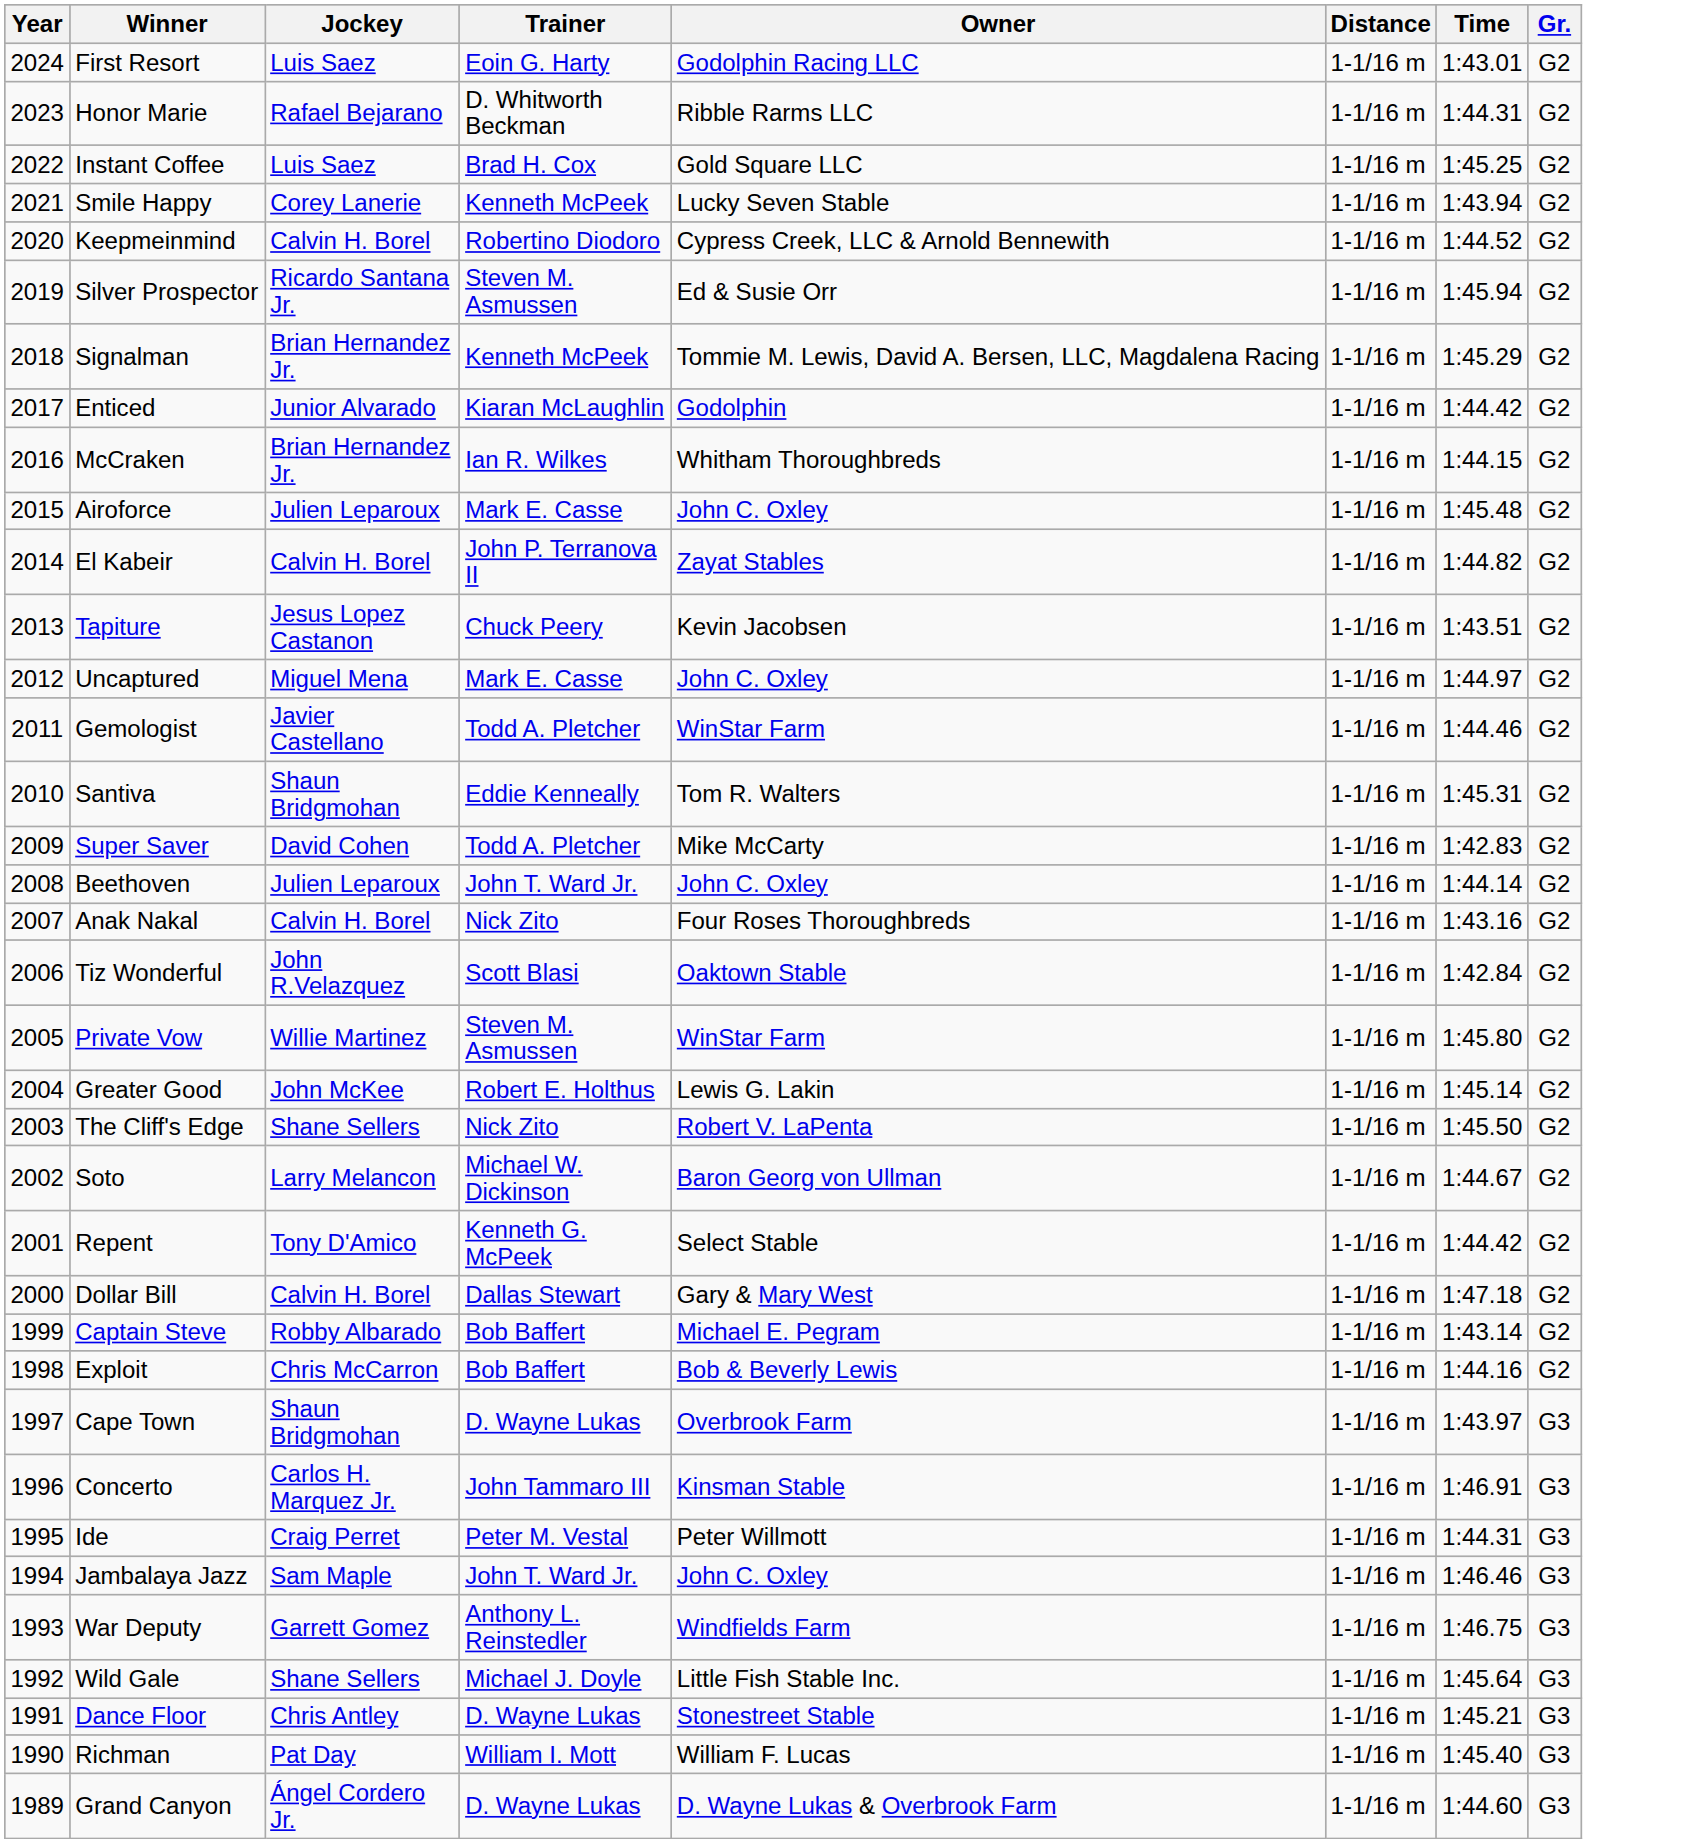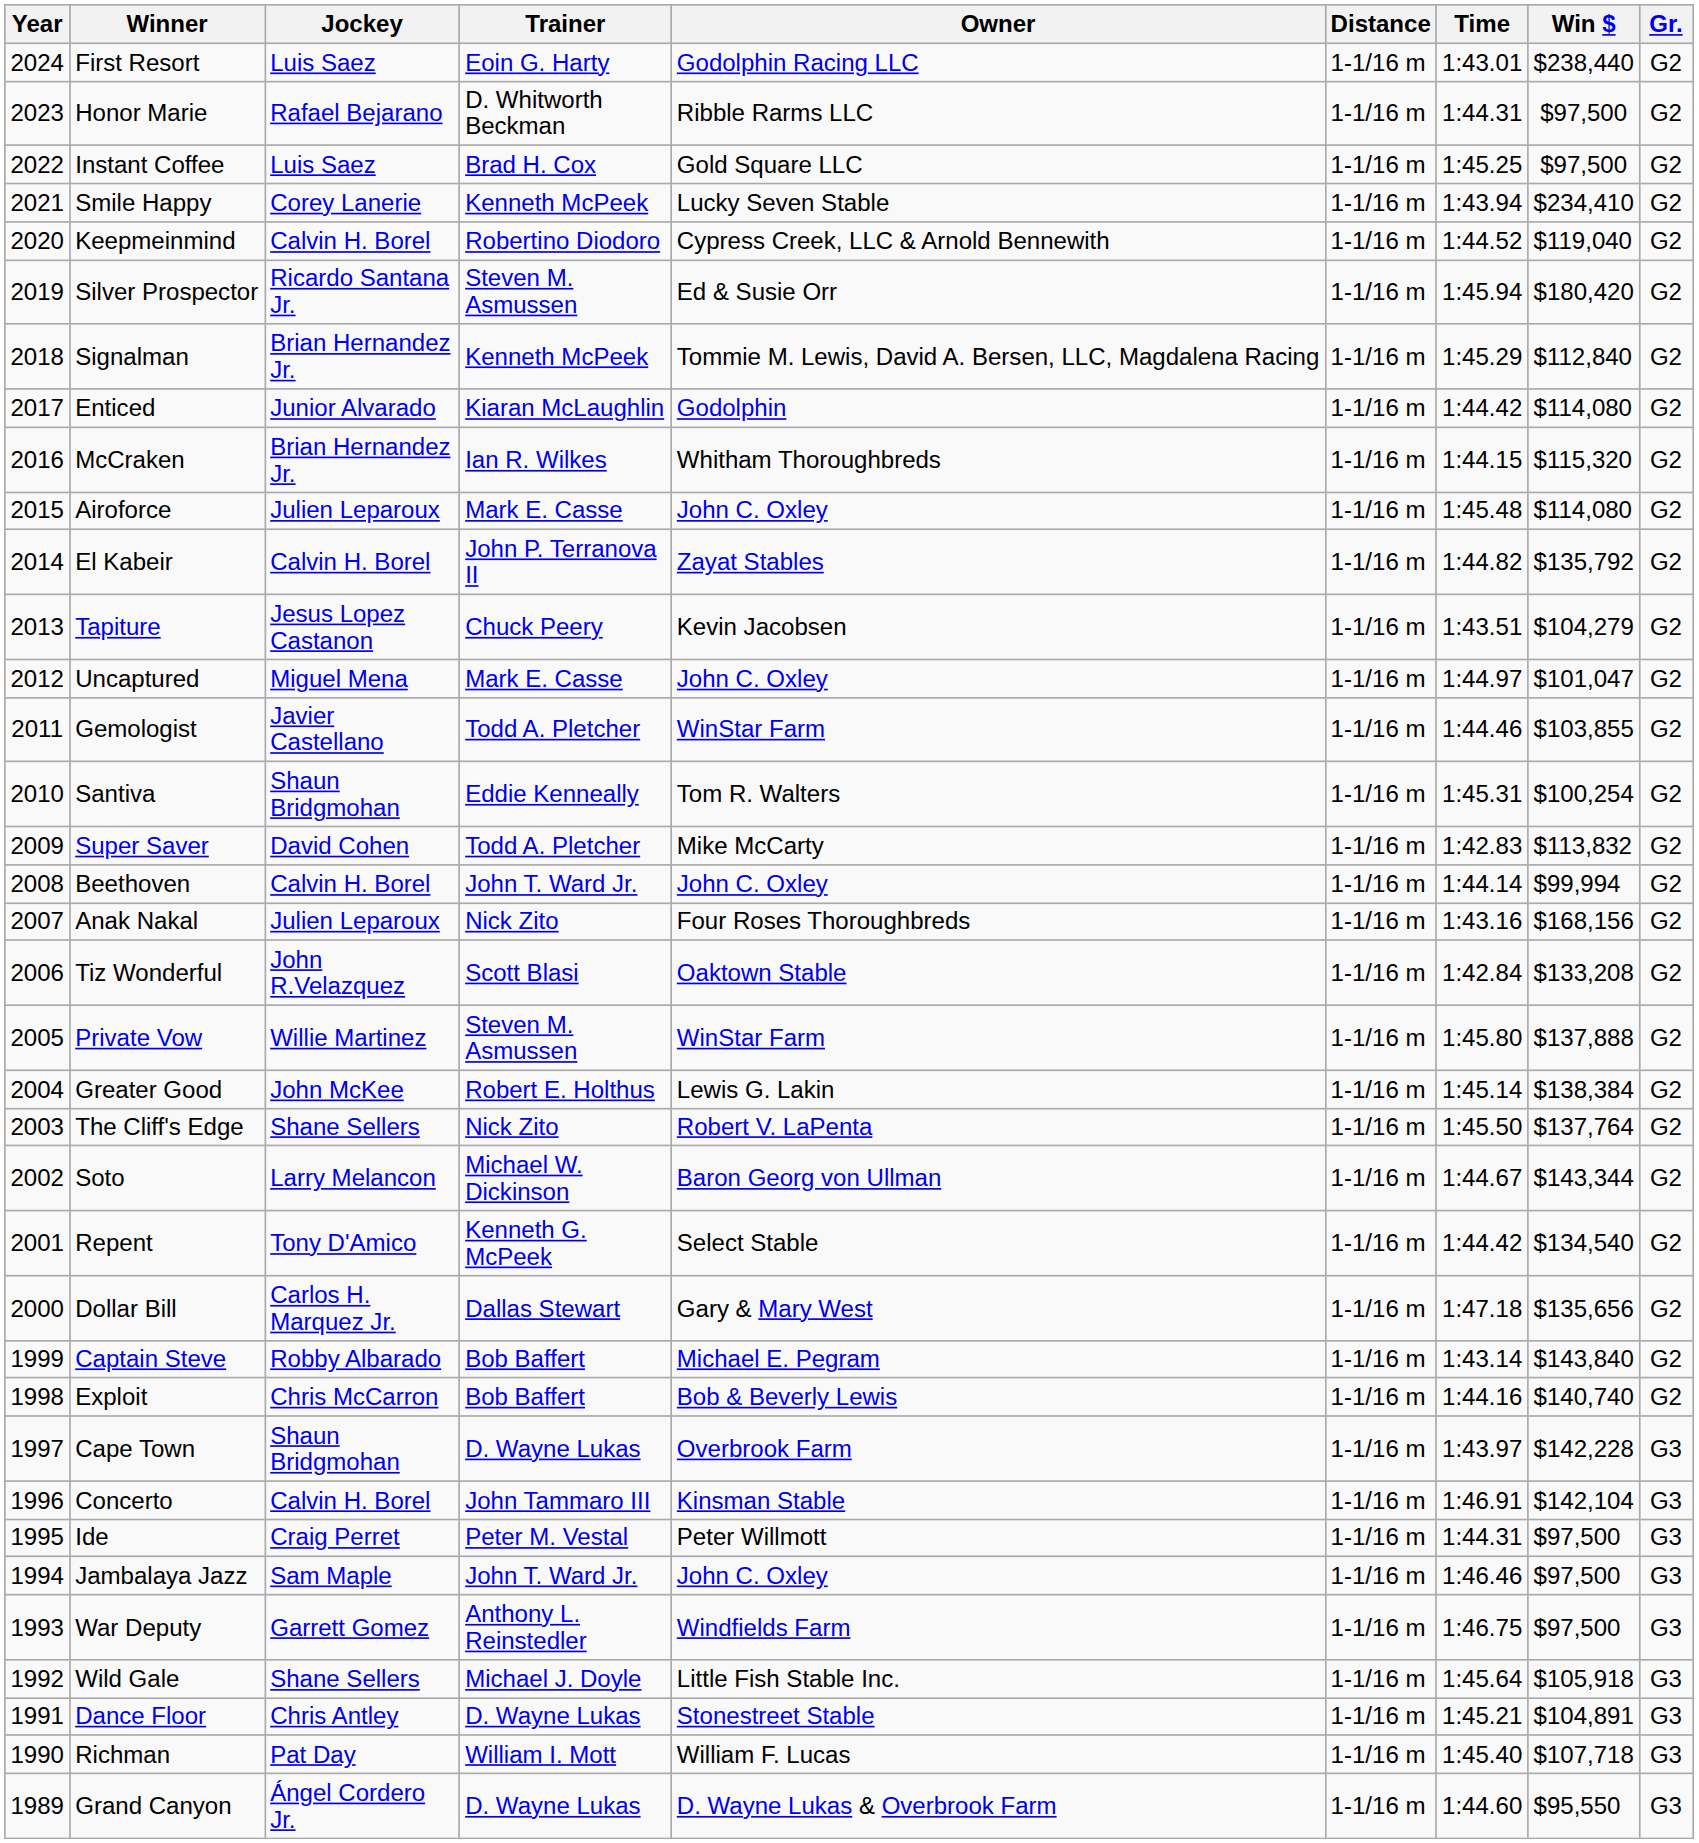+ column: (1584, 24)
(355, 884) Julien Leparoux -> (350, 884) Calvin H. Borel
(350, 922) Calvin H. Borel -> (355, 922) Julien Leparoux
(350, 1295) Calvin H. Borel -> (333, 1308) Carlos H. Marquez Jr.
(333, 1487) Carlos H. Marquez Jr. -> (350, 1500) Calvin H. Borel
